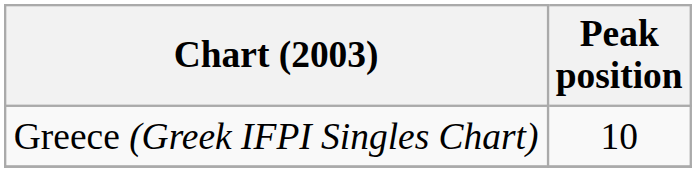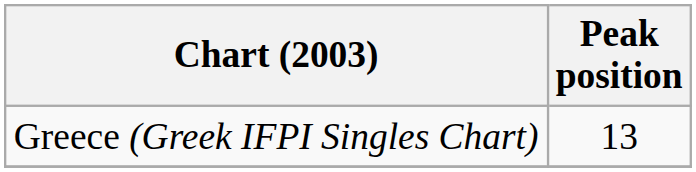(619, 135) 10 -> (619, 135) 13
